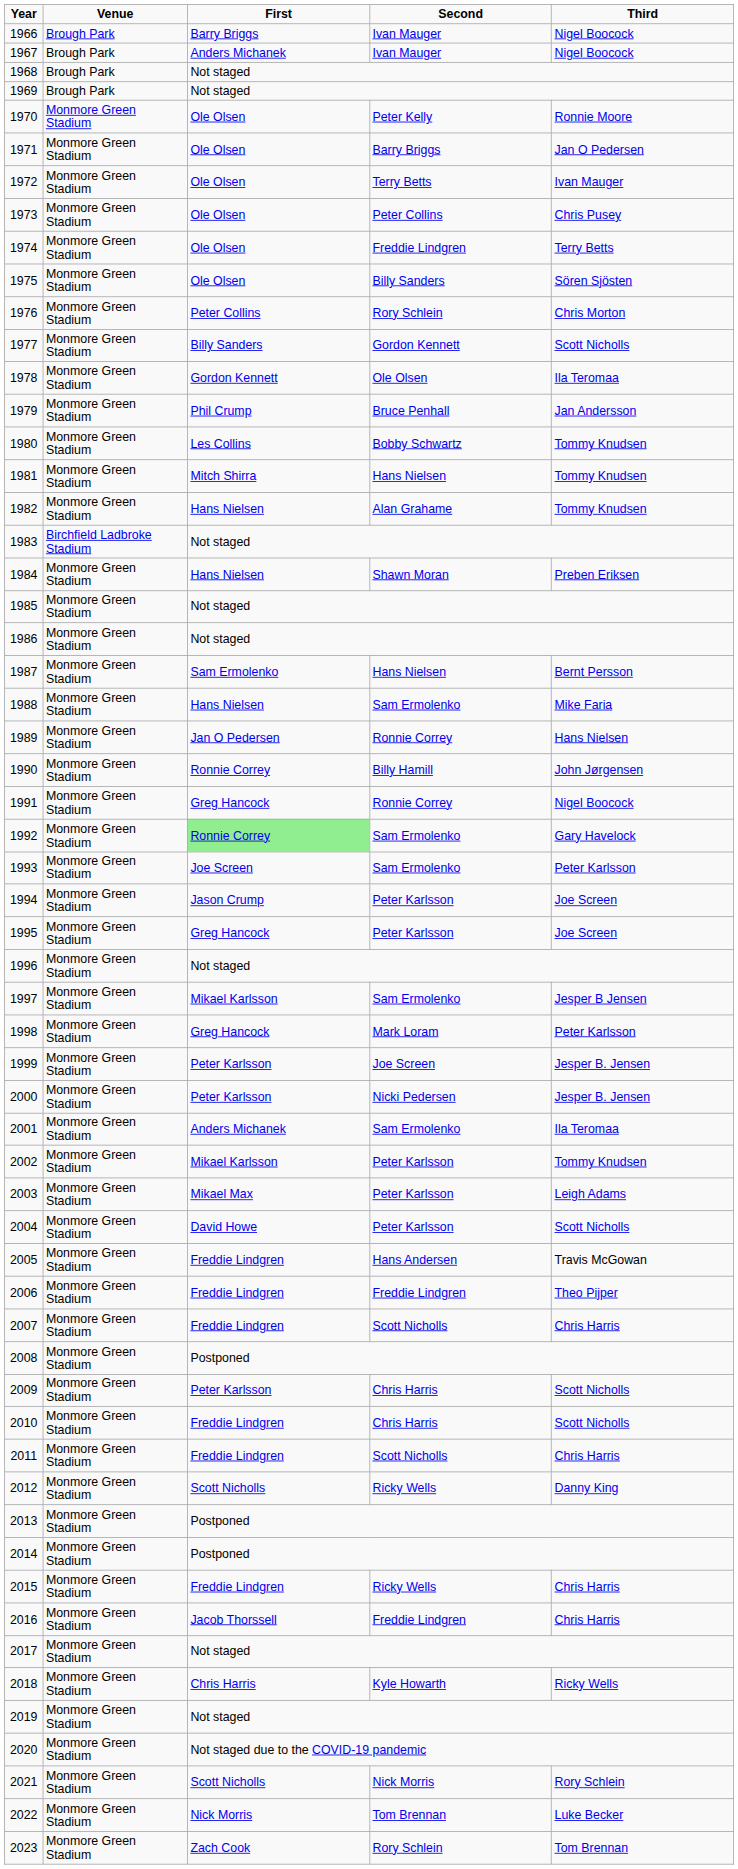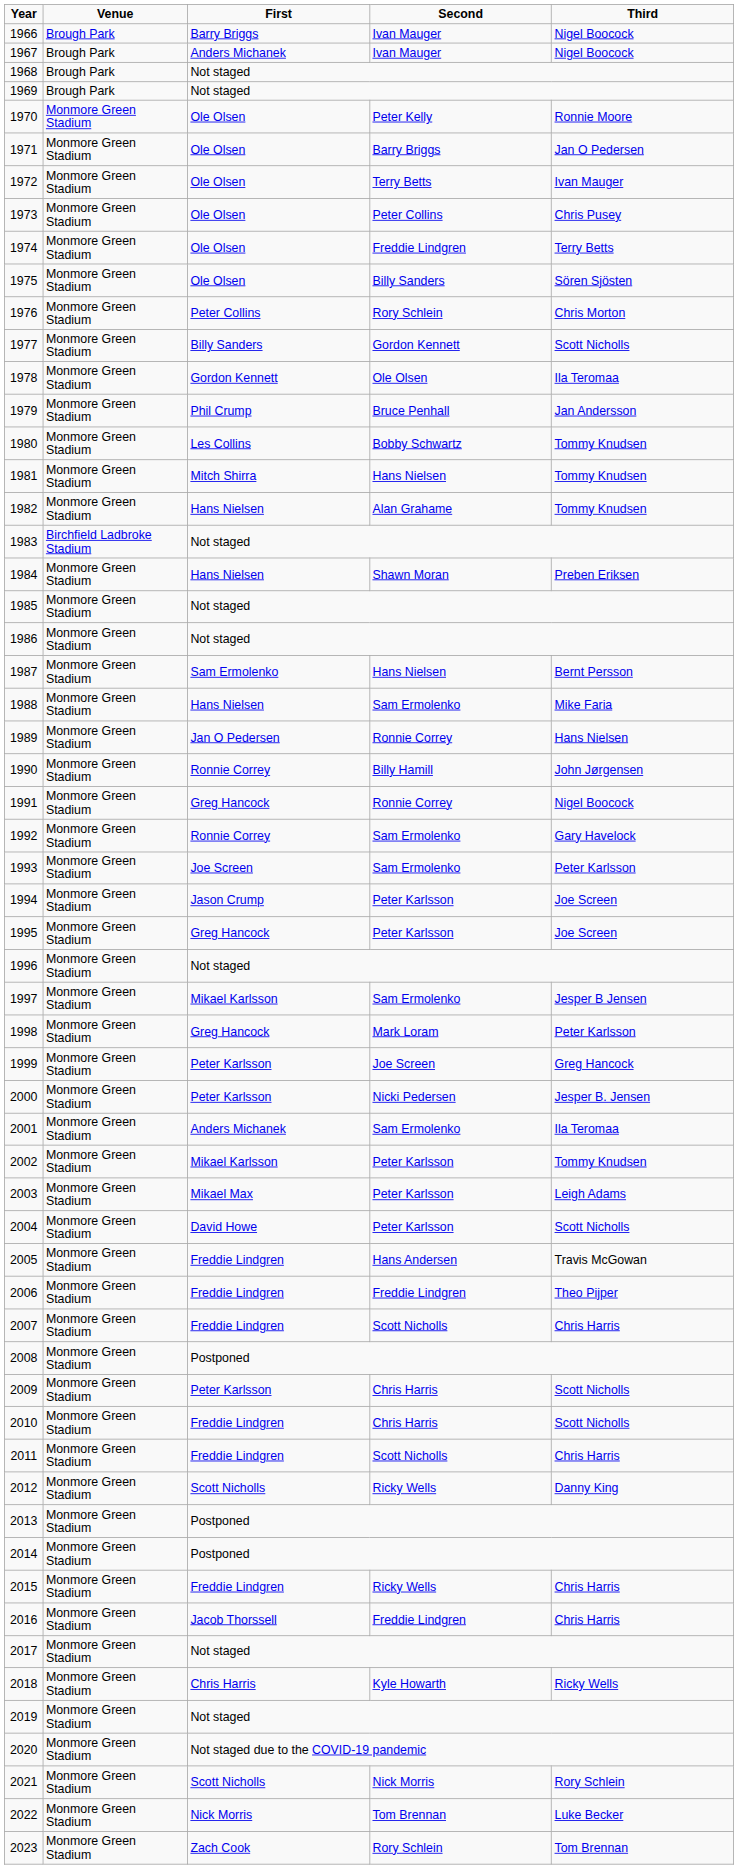(230, 835) lightgreen background -> (230, 835) no background
(602, 1064) Jesper B. Jensen -> (594, 1064) Greg Hancock
